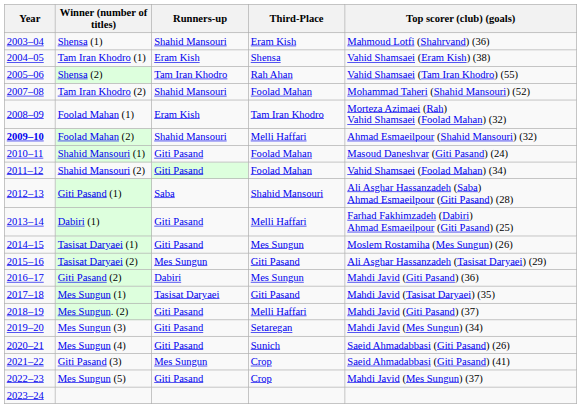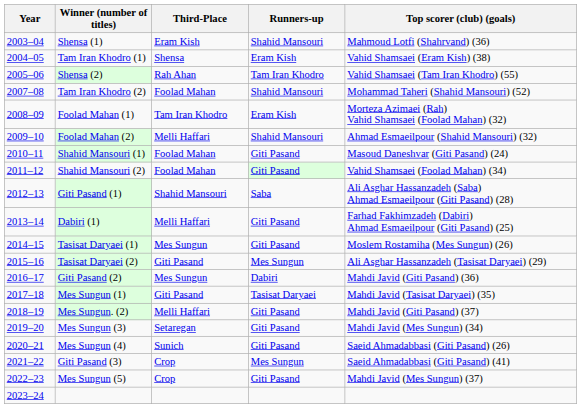columns swapped: (200, 18) <-> (297, 18)
(25, 137) bold -> (25, 137) normal
